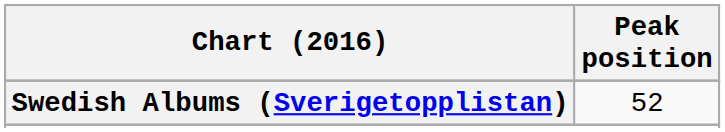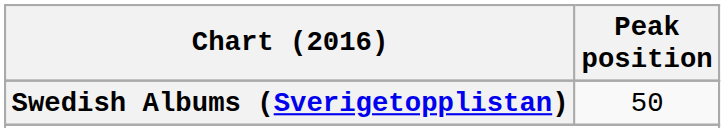(647, 103) 52 -> (647, 103) 50
